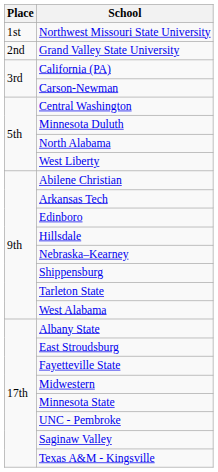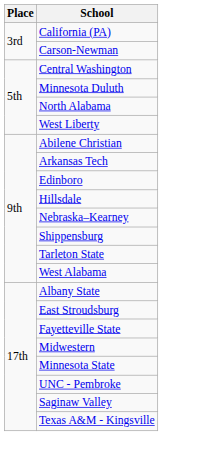- row: (125, 32)
- row: (109, 50)
